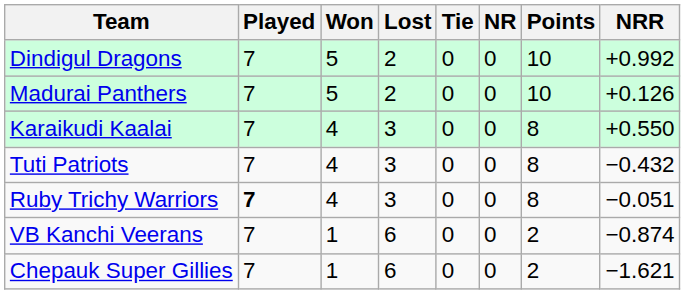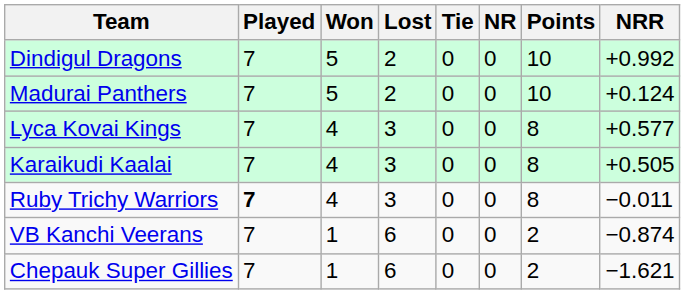(640, 93) +0.126 -> (640, 93) +0.124
+ row: (95, 128)
(640, 128) +0.550 -> (640, 164) +0.505
- row: (69, 164)
(640, 199) −0.051 -> (639, 199) −0.011
